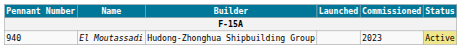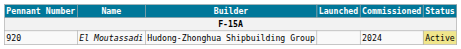(14, 38) 940 -> (14, 38) 920
(372, 38) 2023 -> (372, 38) 2024
